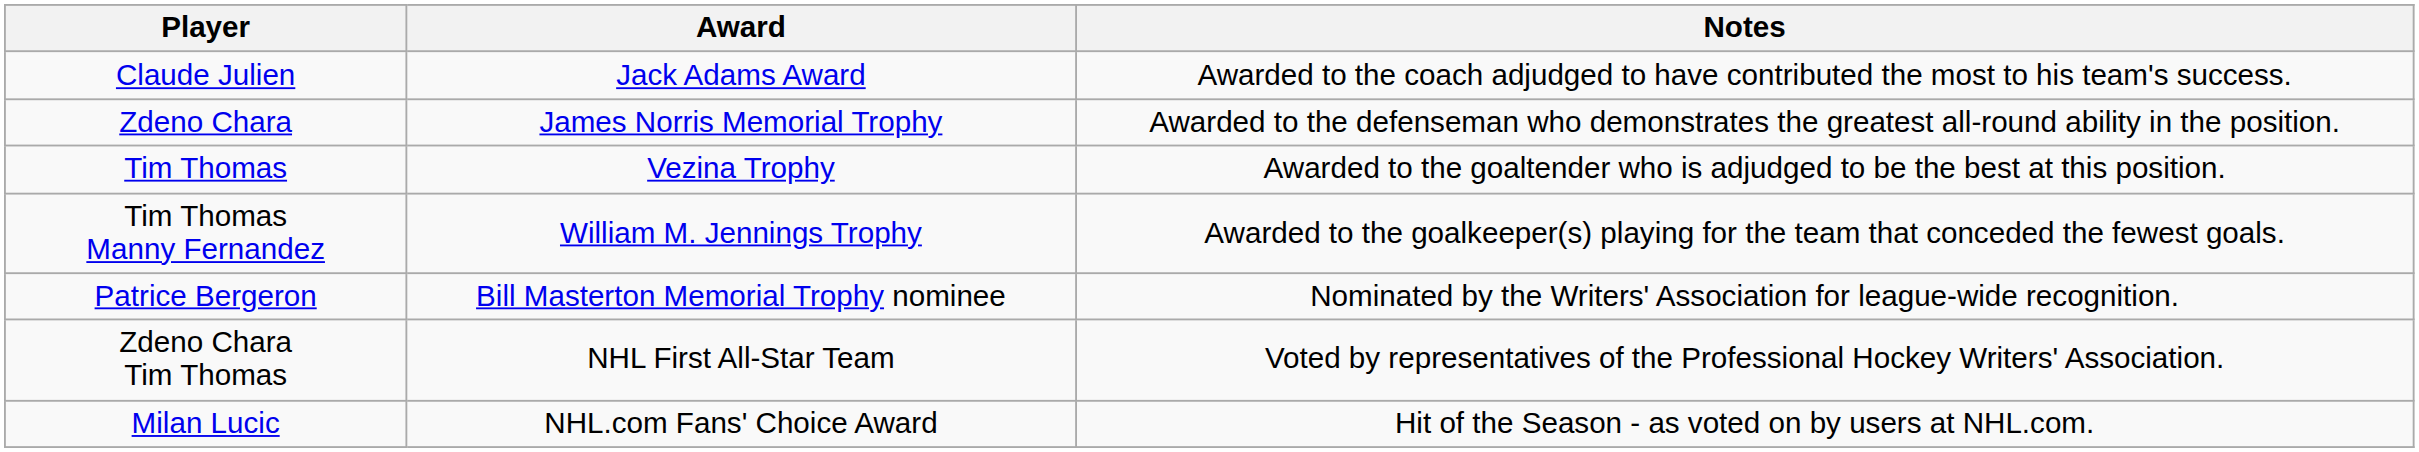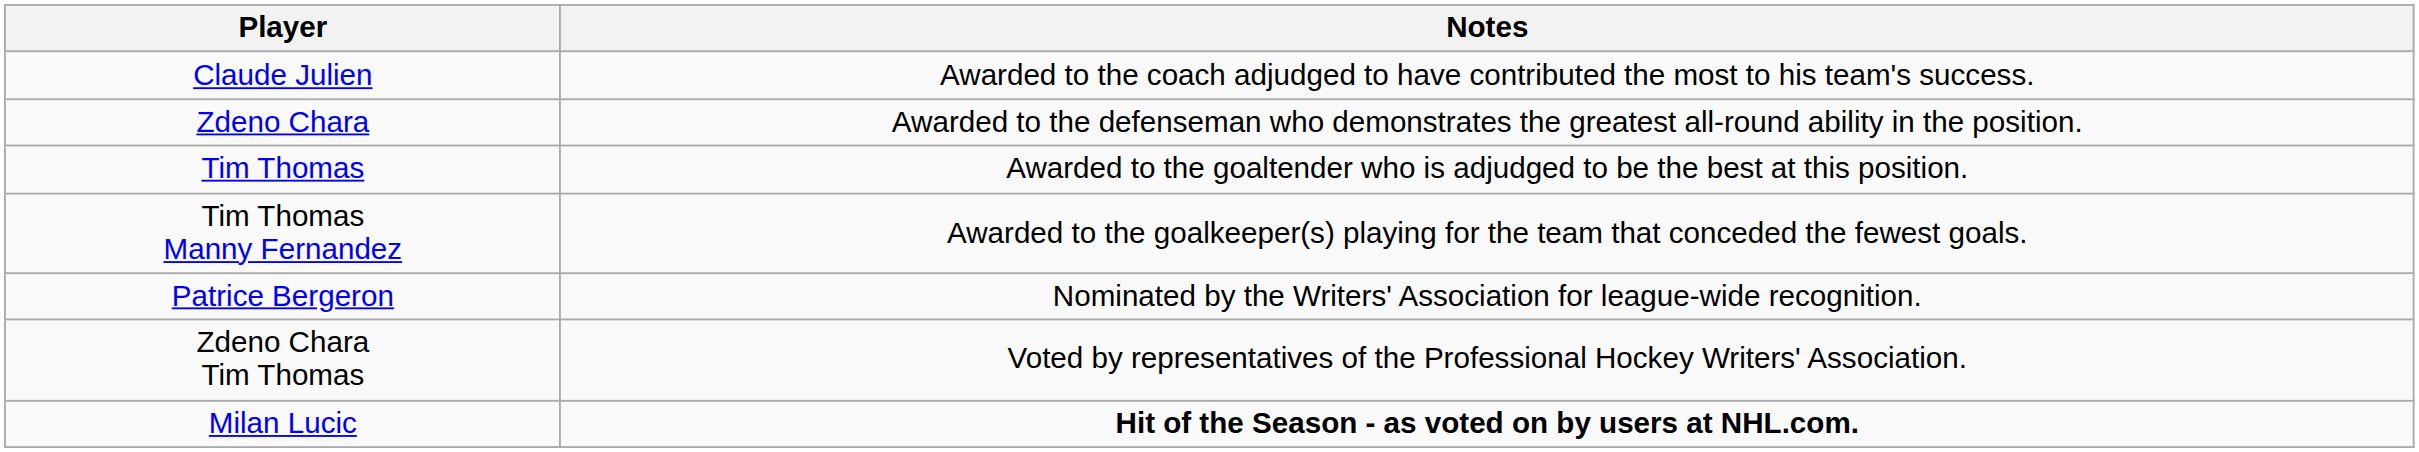- column: (741, 27)
(1745, 423) normal -> (1487, 423) bold
